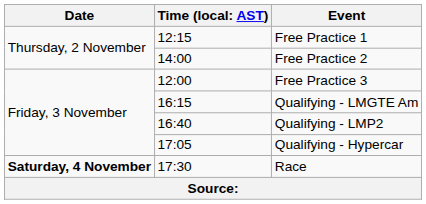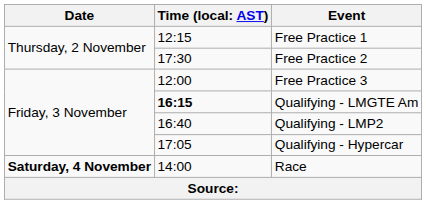(175, 59) 14:00 -> (175, 59) 17:30
(175, 102) normal -> (175, 102) bold
(175, 167) 17:30 -> (175, 167) 14:00
